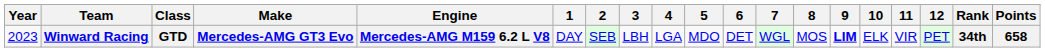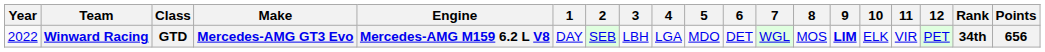(23, 36) 2023 -> (23, 36) 2022
(1016, 36) 658 -> (1016, 36) 656
